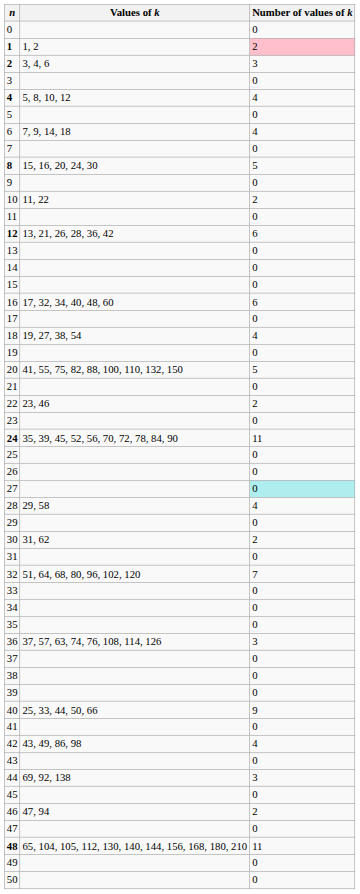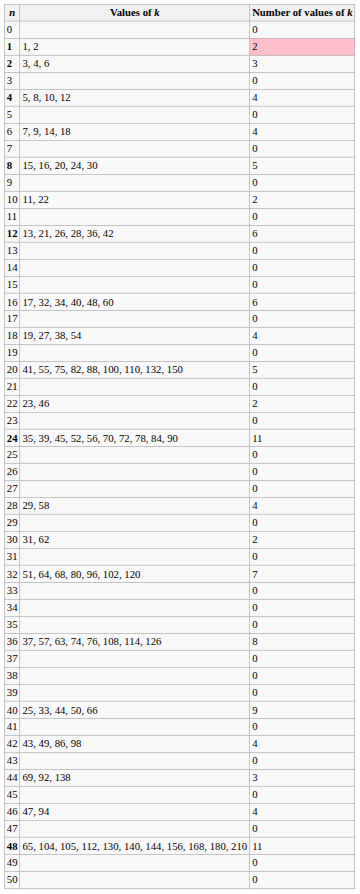(255, 489) paleturquoise background -> (255, 489) no background
(255, 642) 3 -> (255, 642) 8
(255, 812) 2 -> (255, 812) 4
